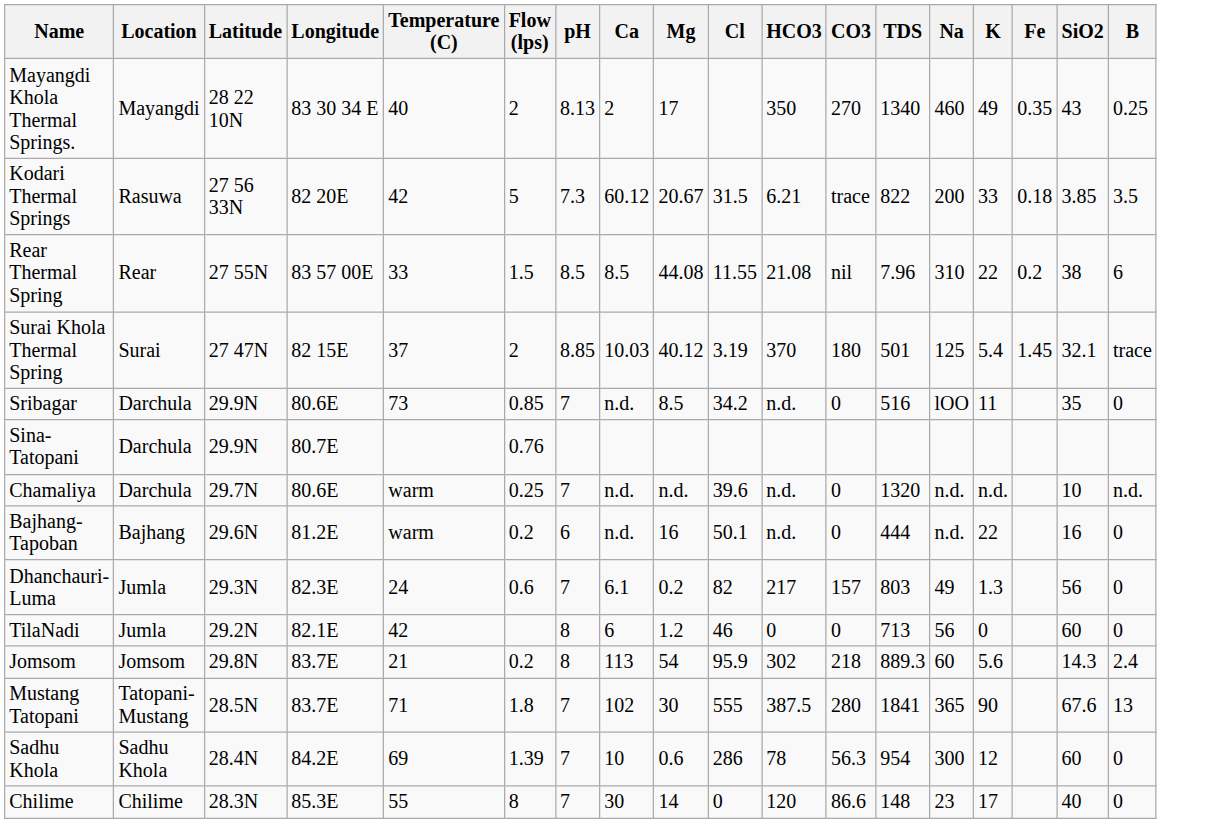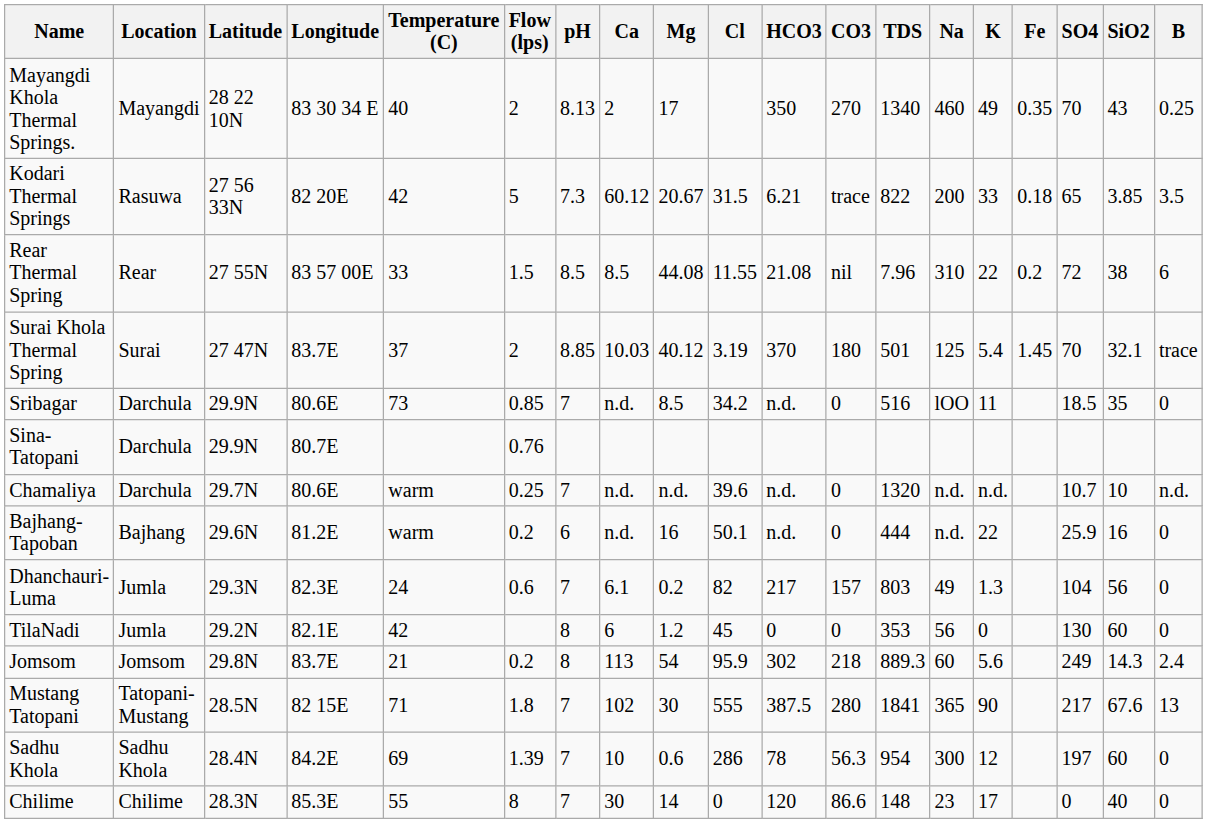+ column: (1080, 31)
(320, 349) 82 15E -> (315, 349) 83.7E
(723, 630) 46 -> (723, 630) 45
(895, 630) 713 -> (895, 630) 353
(315, 704) 83.7E -> (320, 704) 82 15E
